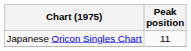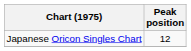(165, 38) 11 -> (165, 38) 12
